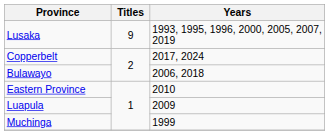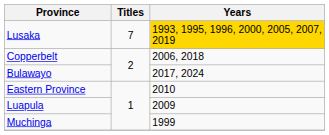(131, 35) 9 -> (131, 35) 7
(237, 35) no background -> (237, 35) gold background
(178, 57) 2017, 2024 -> (178, 57) 2006, 2018
(178, 73) 2006, 2018 -> (178, 73) 2017, 2024
